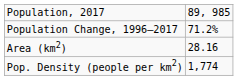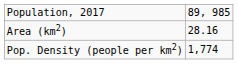- row: (92, 29)
